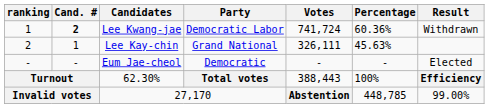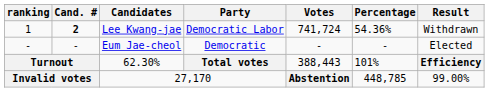(373, 29) 60.36% -> (373, 29) 54.36%
- row: (142, 46)
(367, 79) 100% -> (367, 62) 101%
